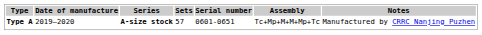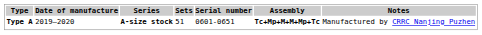(180, 22) 57 -> (180, 22) 51
(287, 22) normal -> (287, 22) bold
